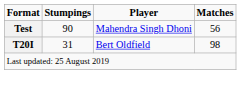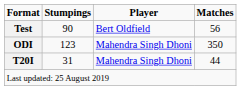(144, 28) Mahendra Singh Dhoni -> (123, 28) Bert Oldfield
+ row: (23, 45)
(123, 45) Bert Oldfield -> (144, 61) Mahendra Singh Dhoni
(215, 45) 98 -> (215, 61) 44
